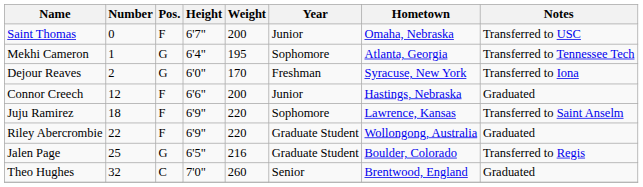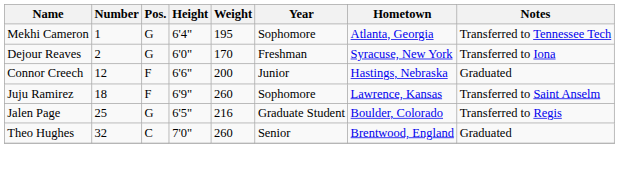- row: (42, 34)
(237, 113) 220 -> (223, 93) 260
- row: (55, 133)
